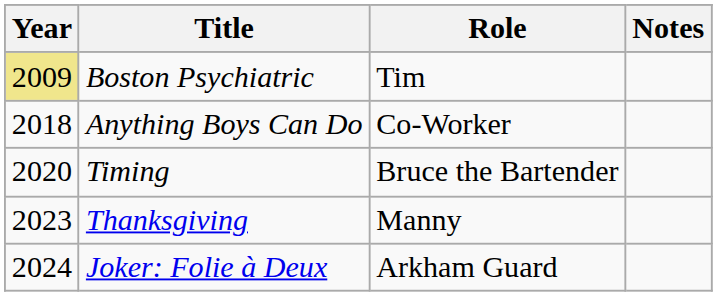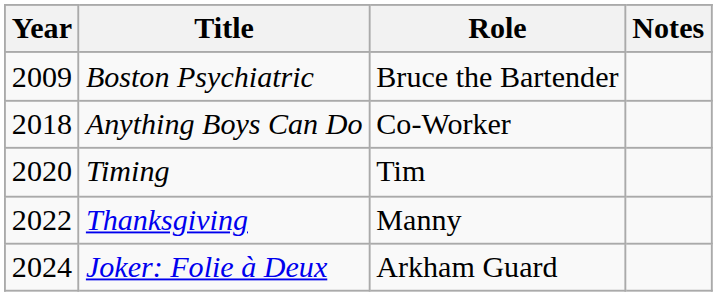(42, 76) khaki background -> (42, 76) no background
(401, 76) Tim -> (497, 76) Bruce the Bartender
(497, 171) Bruce the Bartender -> (401, 171) Tim
(42, 219) 2023 -> (42, 219) 2022
